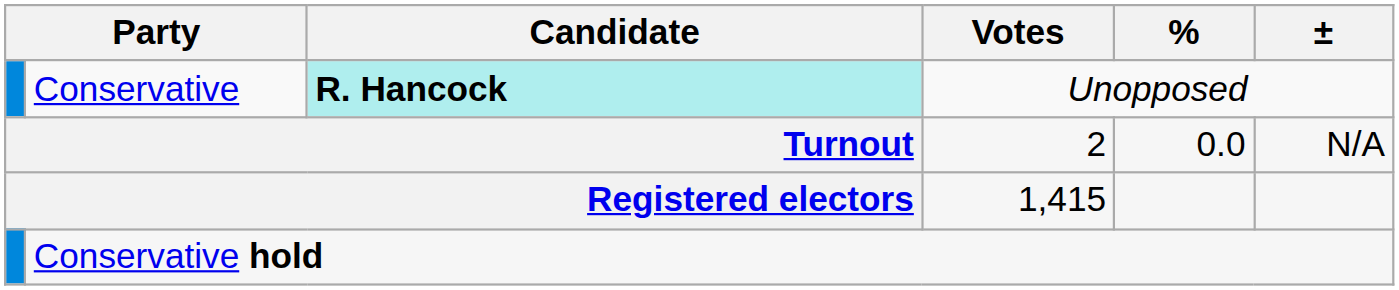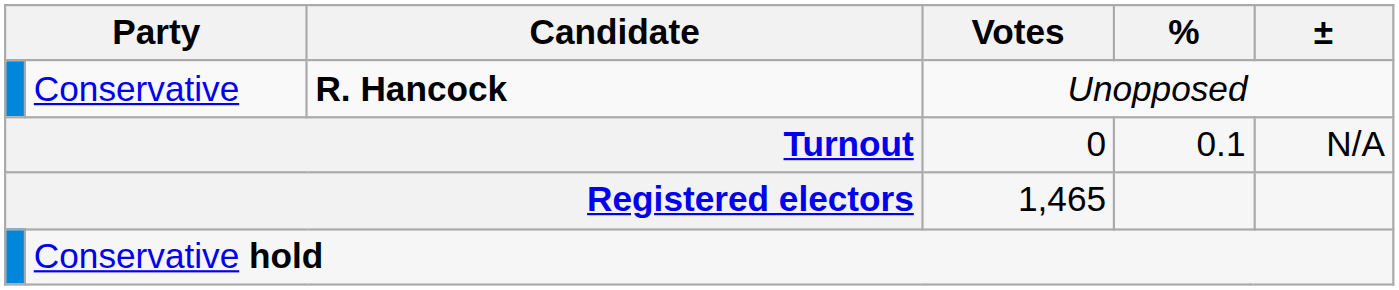(411, 88) paleturquoise background -> (411, 88) no background
(1096, 144) 2 -> (1096, 144) 0
(1221, 144) 0.0 -> (1221, 144) 0.1
(1062, 199) 1,415 -> (1062, 199) 1,465
